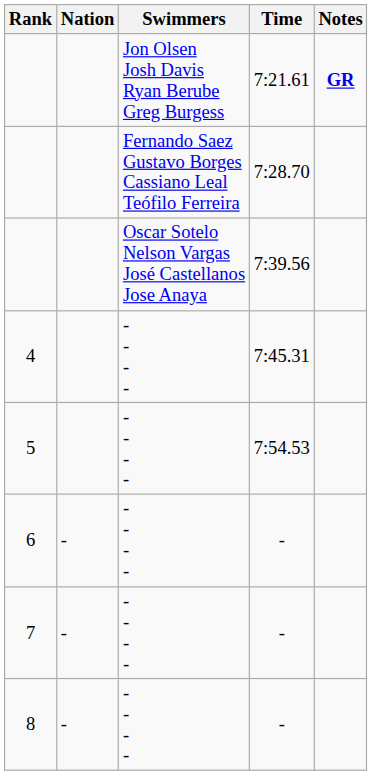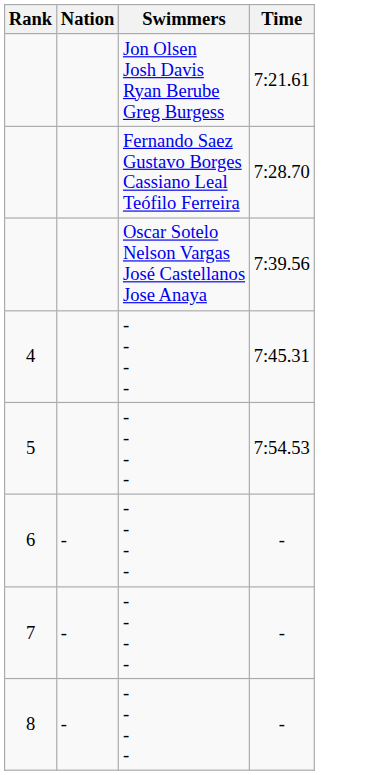- column: (341, 19)
